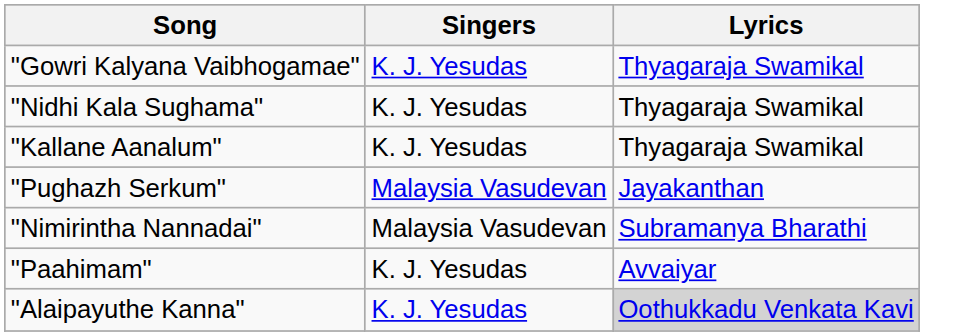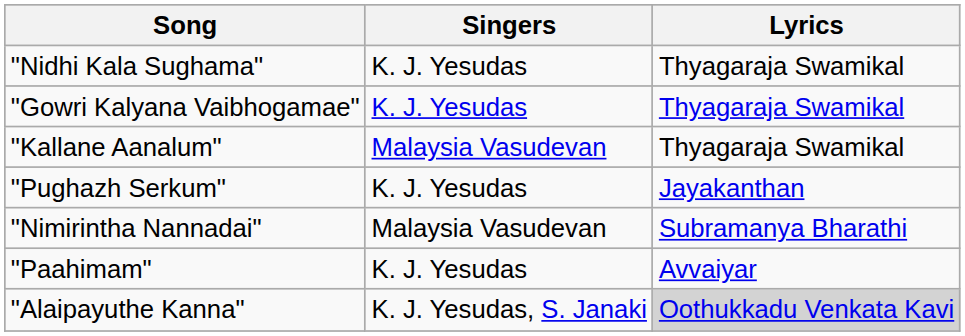rows swapped: (185, 66) <-> (137, 107)
(449, 147) K. J. Yesudas -> (489, 147) Malaysia Vasudevan
(489, 188) Malaysia Vasudevan -> (449, 188) K. J. Yesudas
(449, 310) K. J. Yesudas -> (509, 310) K. J. Yesudas, S. Janaki
